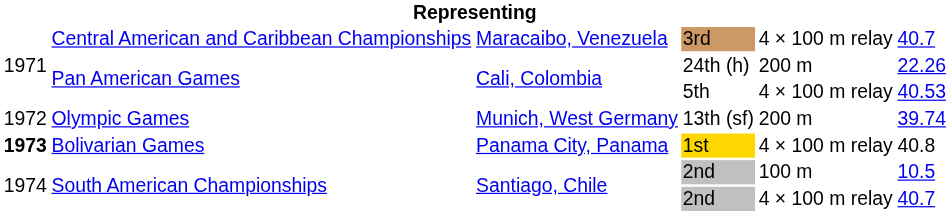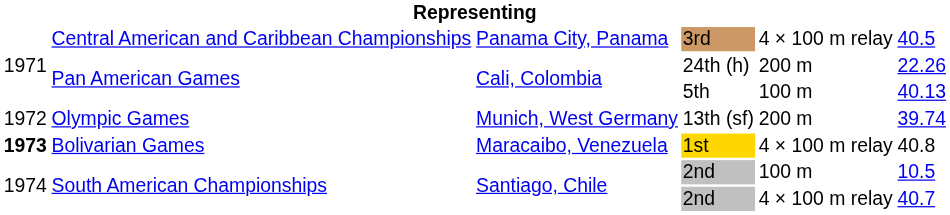(572, 39) Maracaibo, Venezuela -> (572, 39) Panama City, Panama
(916, 39) 40.7 -> (916, 39) 40.5
(826, 92) 4 × 100 m relay -> (786, 92) 100 m
(922, 92) 40.53 -> (922, 92) 40.13
(572, 145) Panama City, Panama -> (572, 145) Maracaibo, Venezuela
